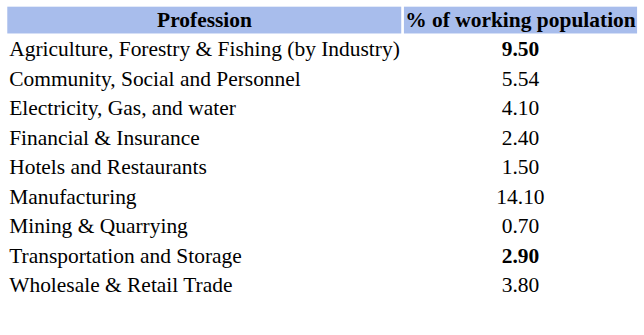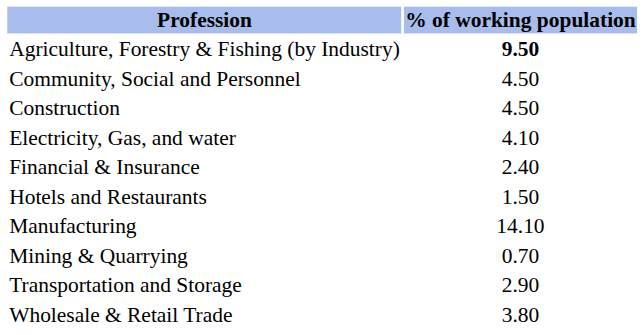(520, 78) 5.54 -> (520, 78) 4.50
+ row: (65, 108)
(520, 255) bold -> (520, 285) normal
